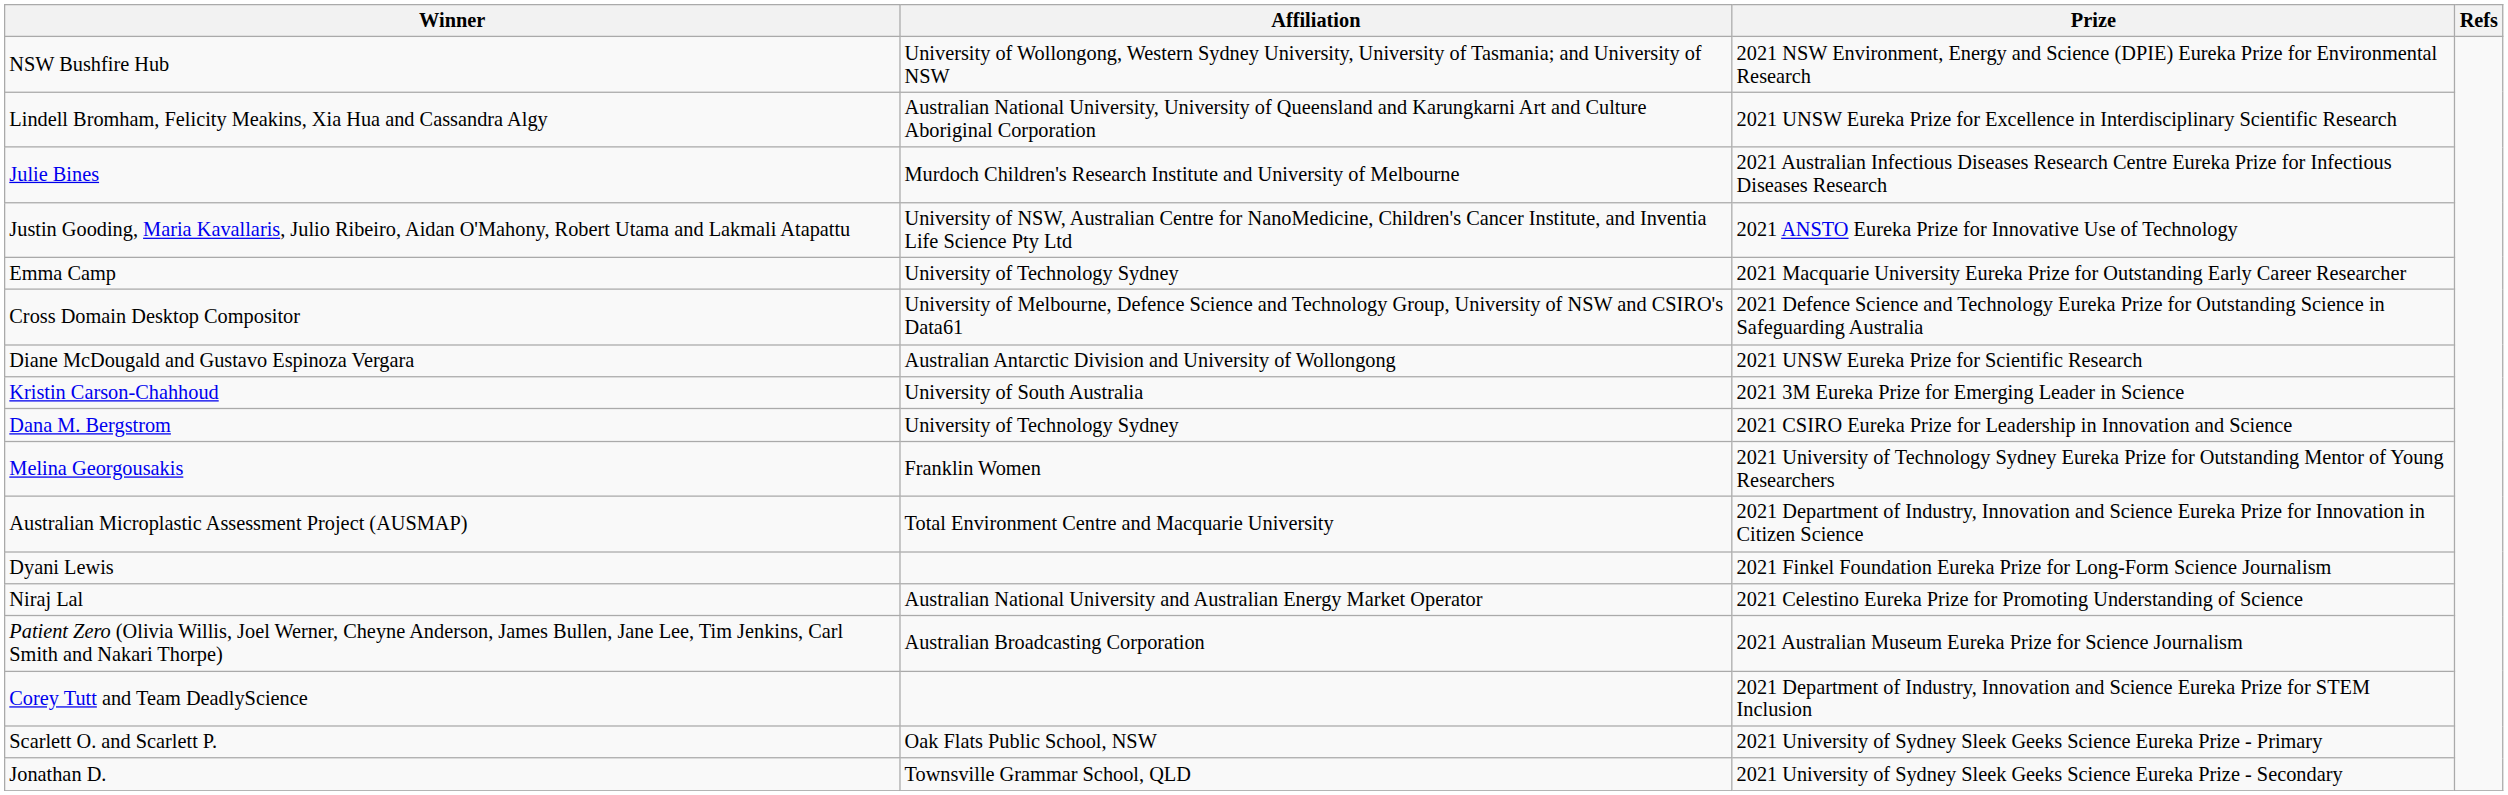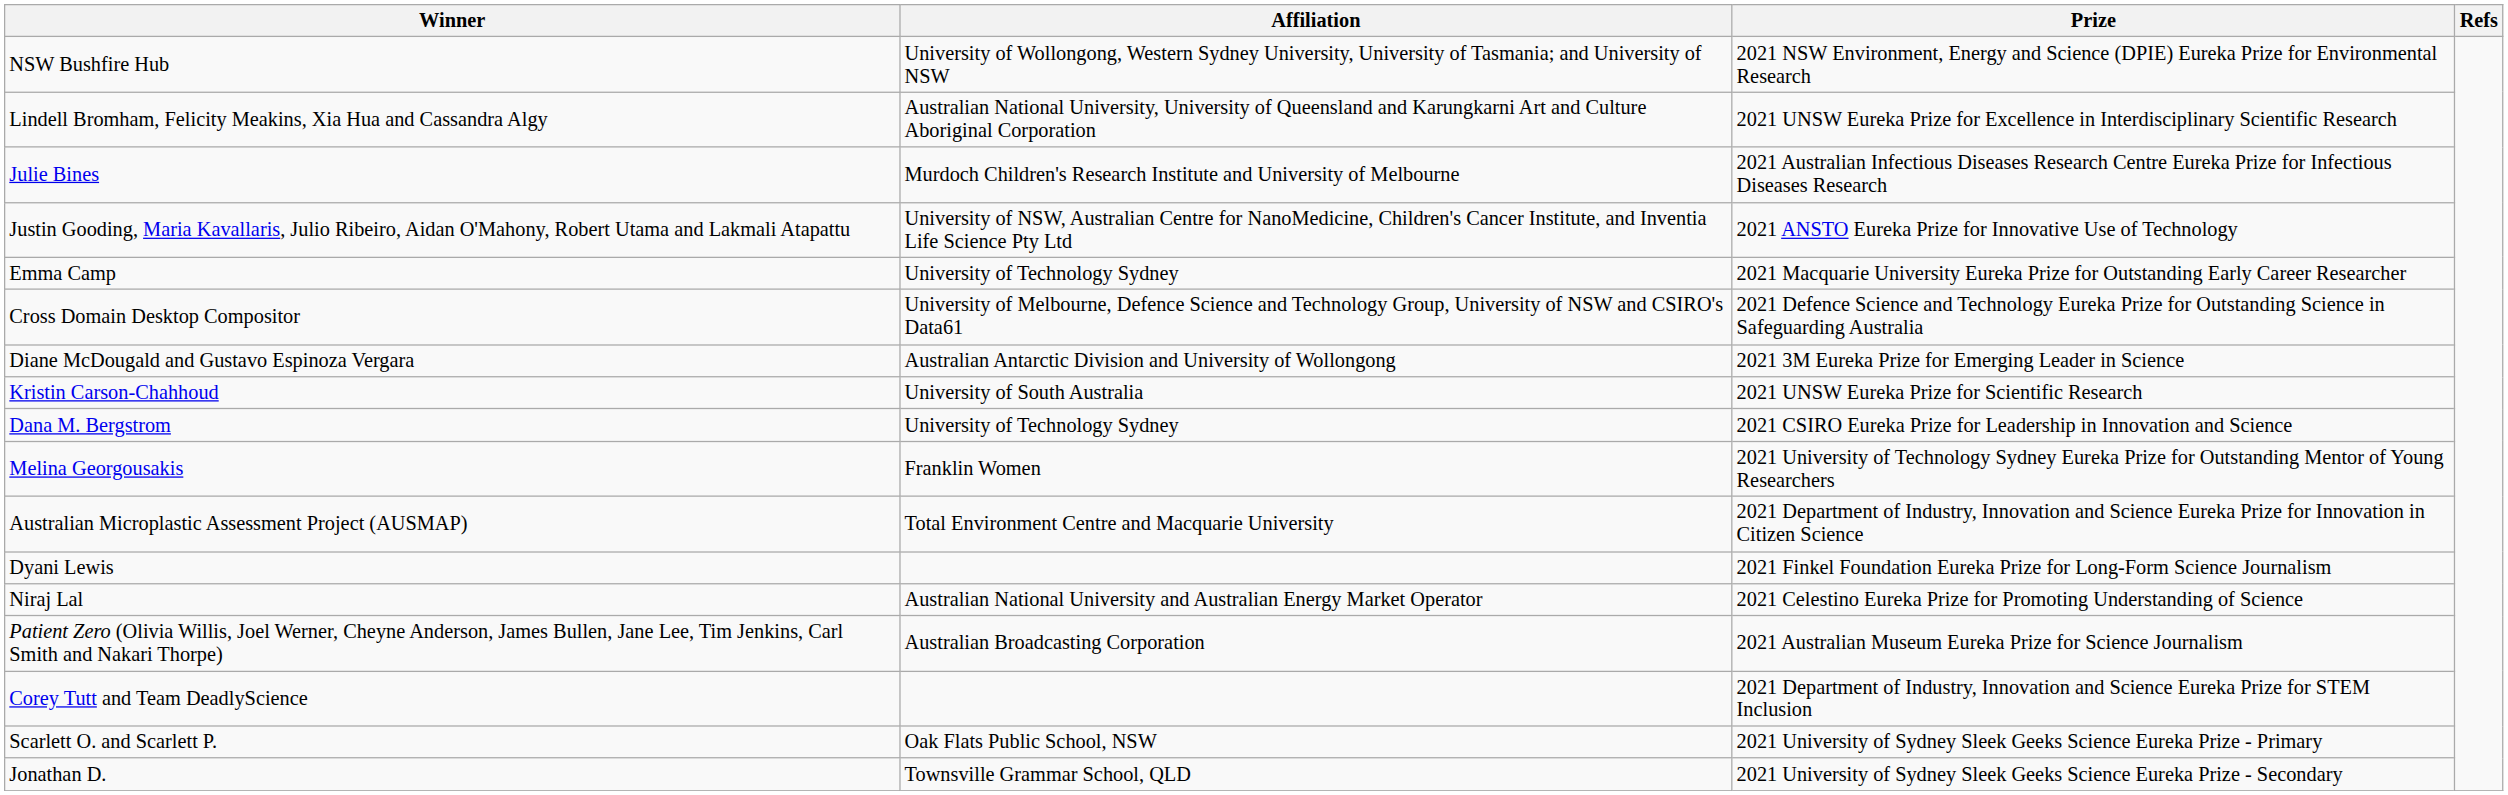(1940, 360) 2021 UNSW Eureka Prize for Scientific Research -> (1960, 360) 2021 3M Eureka Prize for Emerging Leader in Science
(1960, 392) 2021 3M Eureka Prize for Emerging Leader in Science -> (1940, 392) 2021 UNSW Eureka Prize for Scientific Research
